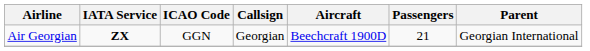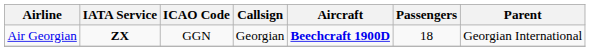(338, 35) normal -> (340, 35) bold
(423, 35) 21 -> (427, 35) 18
